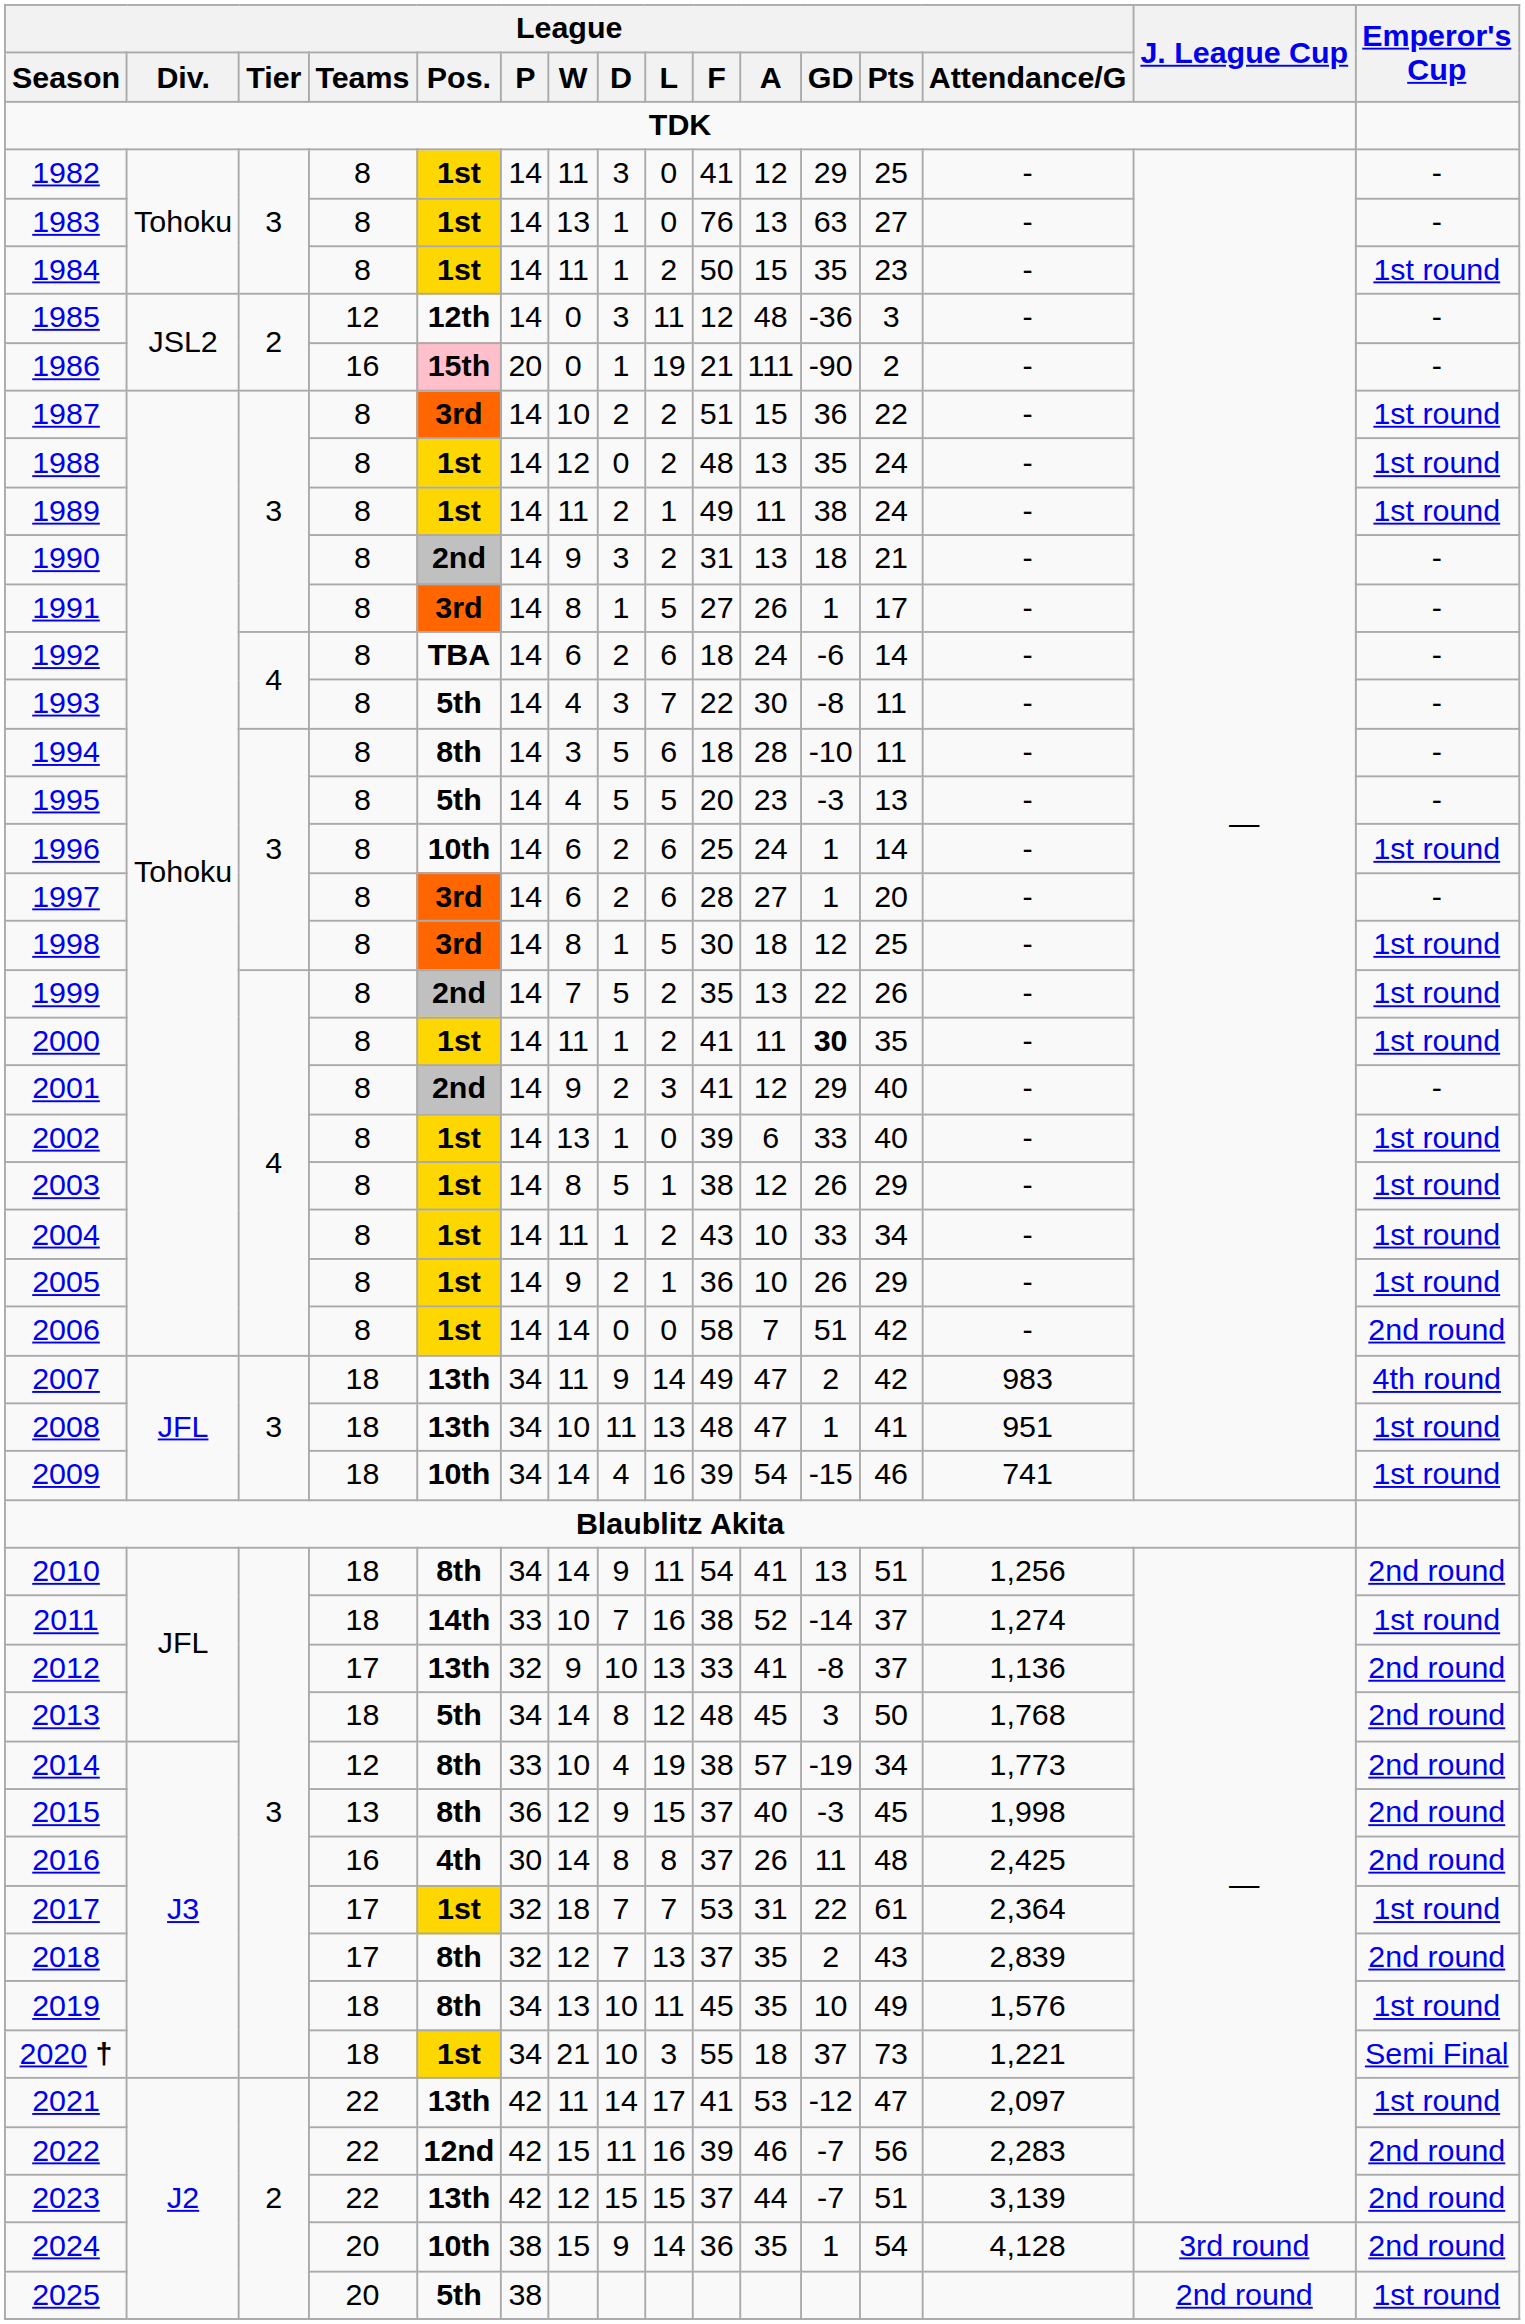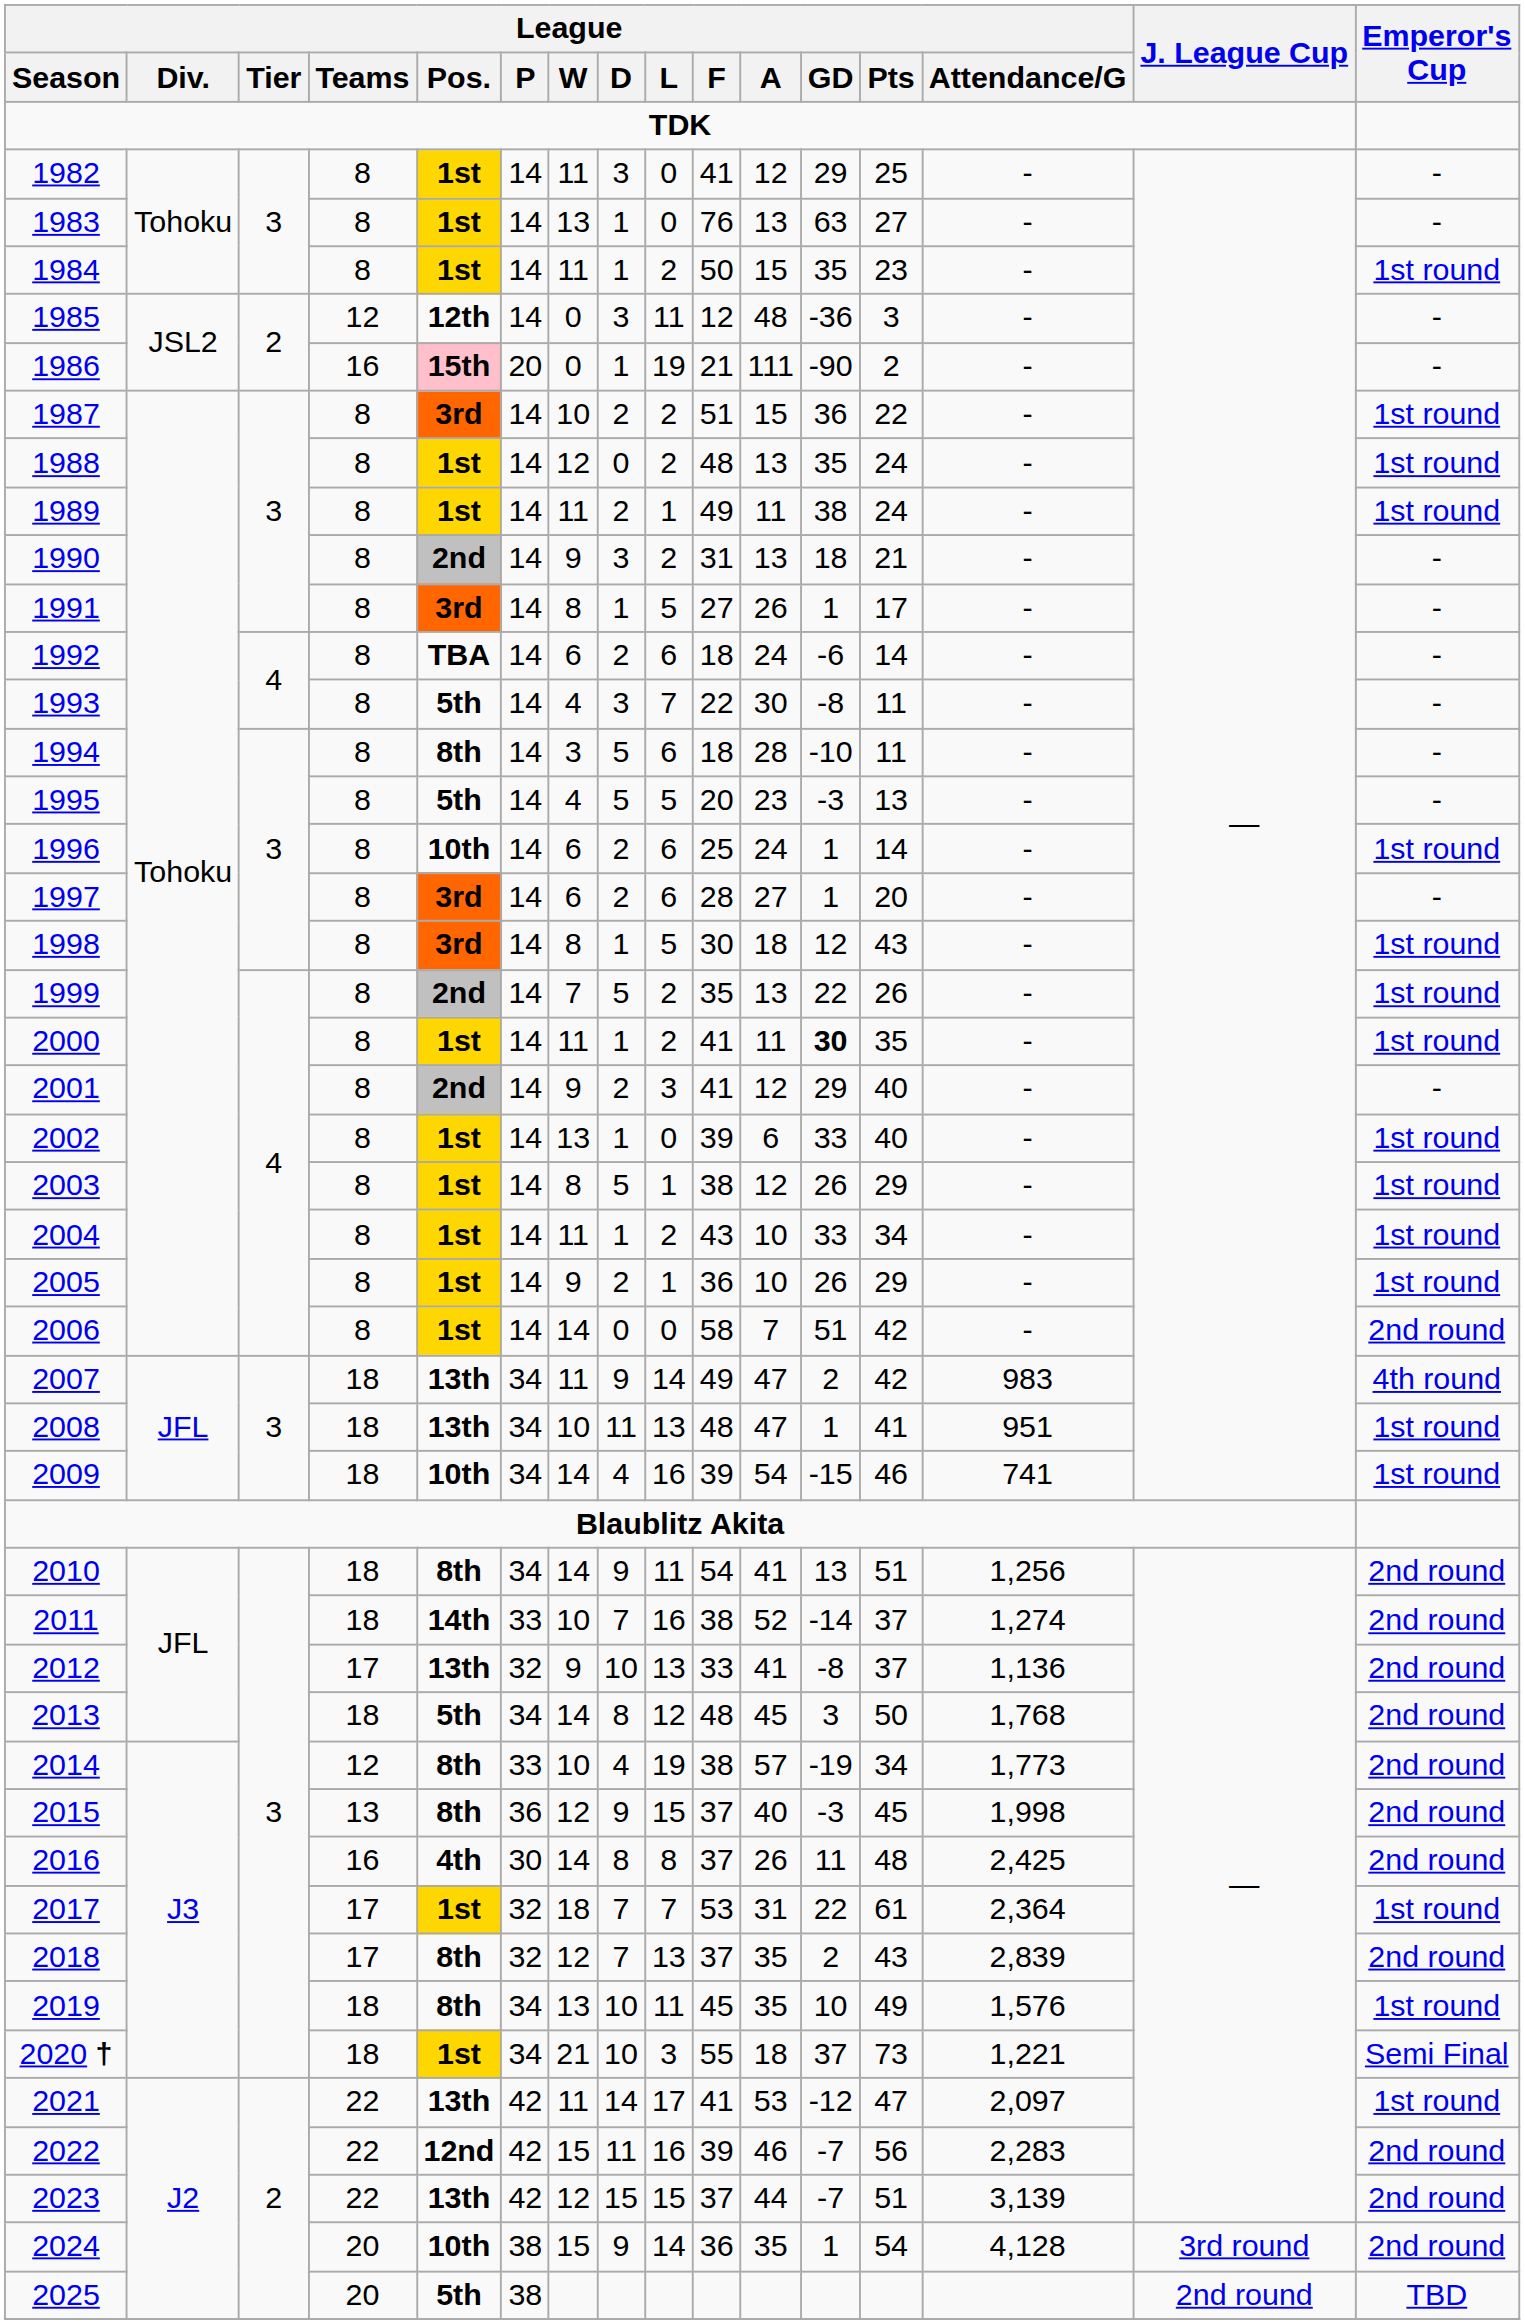(891, 944) 25 -> (891, 944) 43
(1437, 1619) 1st round -> (1437, 1619) 2nd round
(1437, 2294) 1st round -> (1437, 2294) TBD
